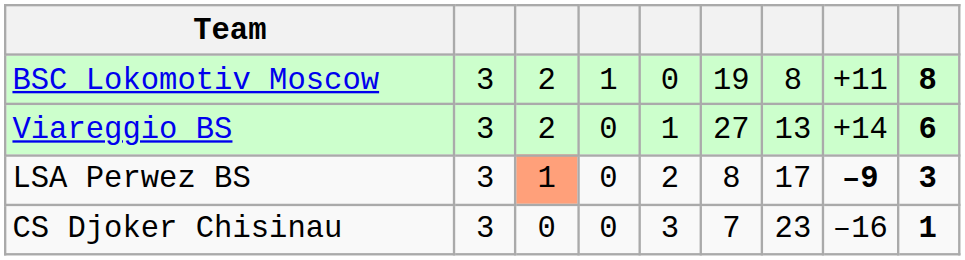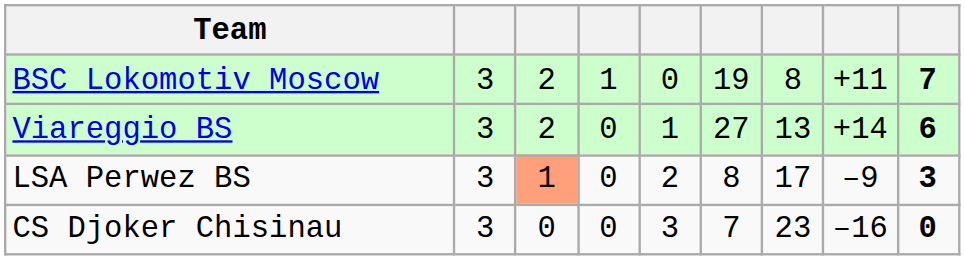(928, 80) 8 -> (928, 80) 7
(860, 179) bold -> (860, 179) normal
(928, 229) 1 -> (928, 229) 0
